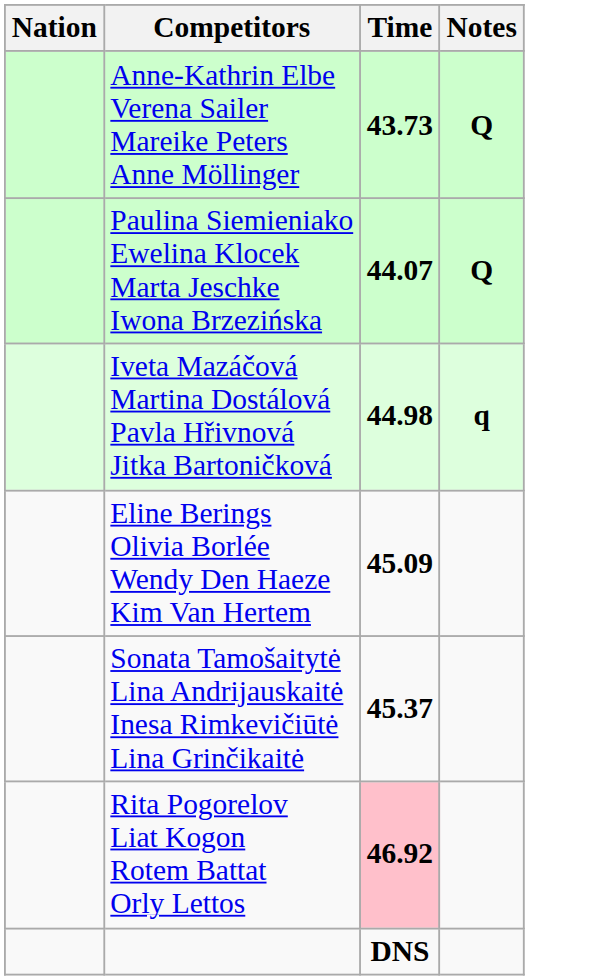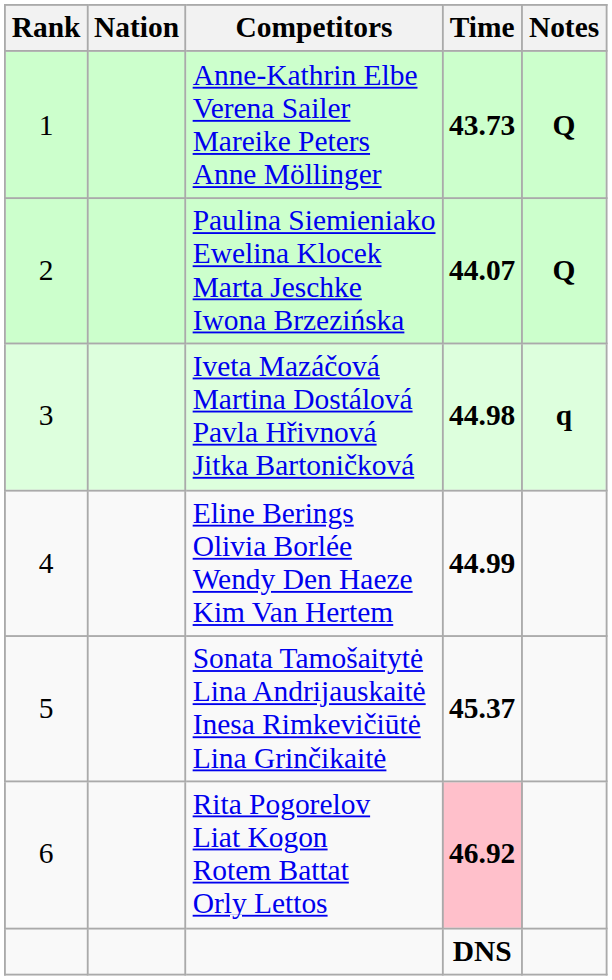+ column: (46, 27)
(400, 562) 45.09 -> (482, 562) 44.99
